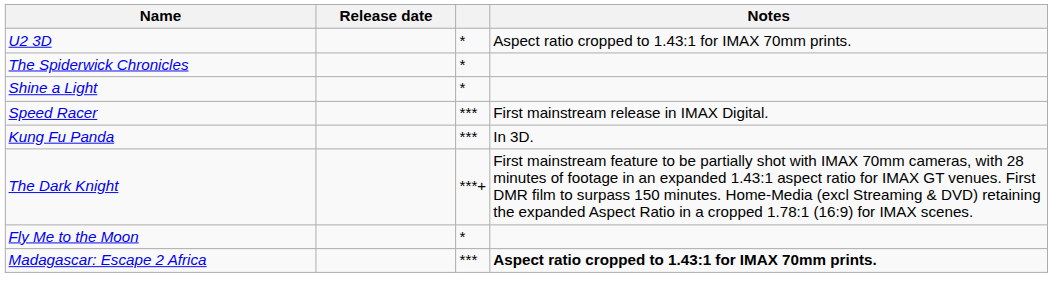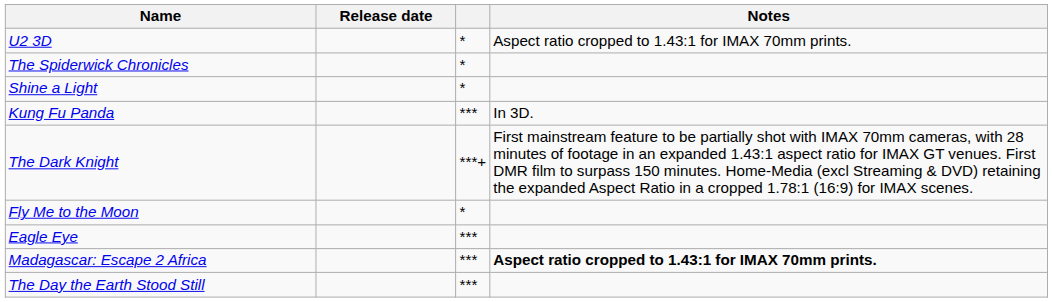- row: (53, 112)
+ row: (43, 236)
+ row: (107, 284)
